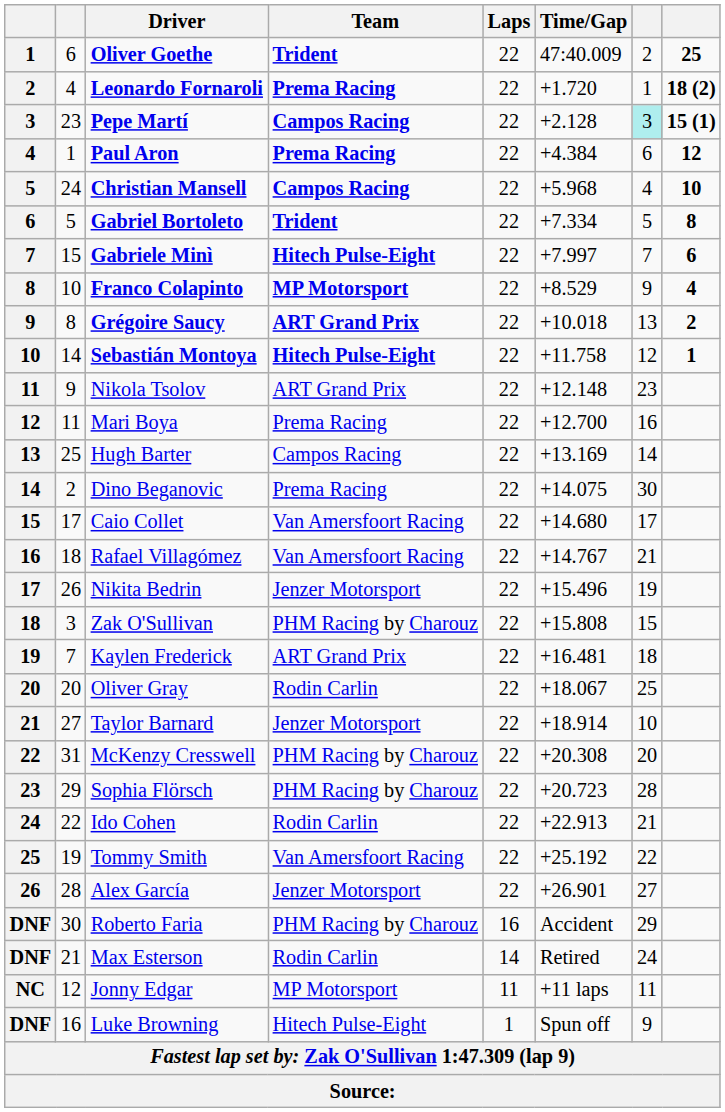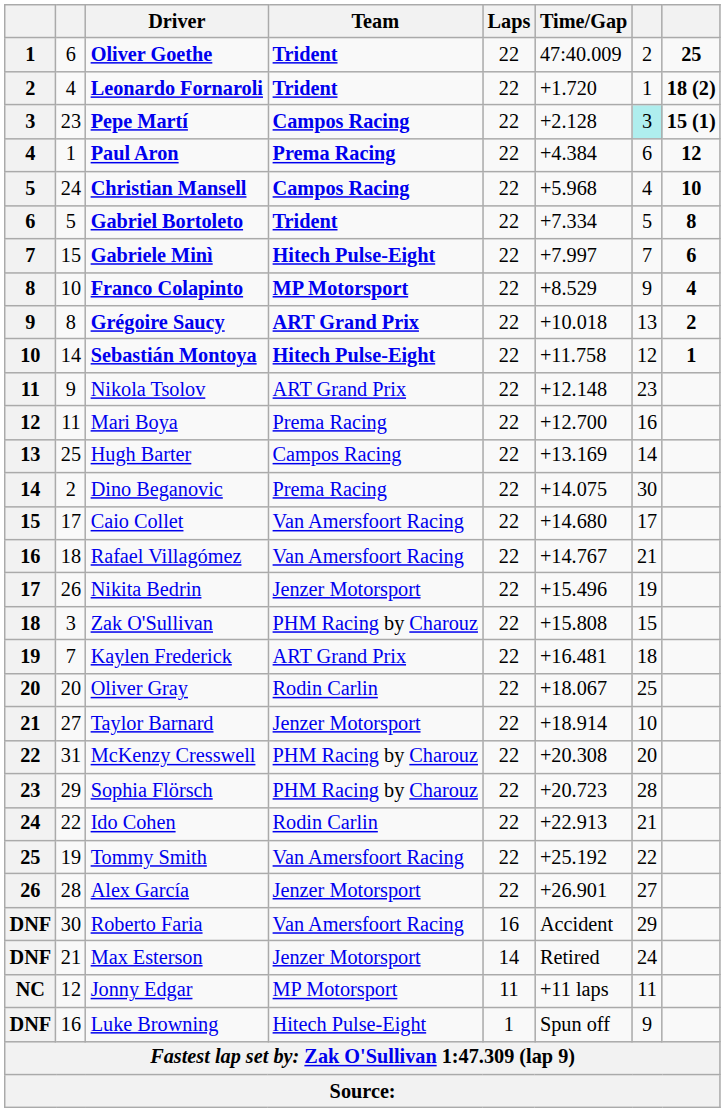(334, 87) Prema Racing -> (305, 87) Trident
(375, 923) PHM Racing by Charouz -> (368, 923) Van Amersfoort Racing
(325, 956) Rodin Carlin -> (347, 956) Jenzer Motorsport
